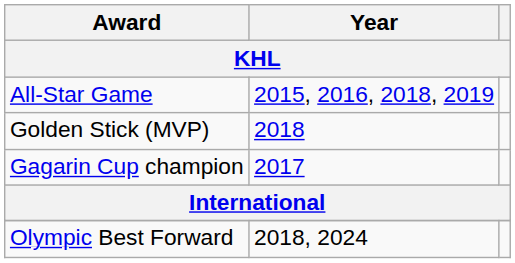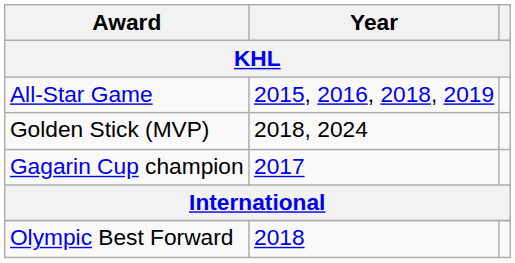(279, 130) 2018 -> (311, 130) 2018, 2024
(311, 238) 2018, 2024 -> (279, 238) 2018
